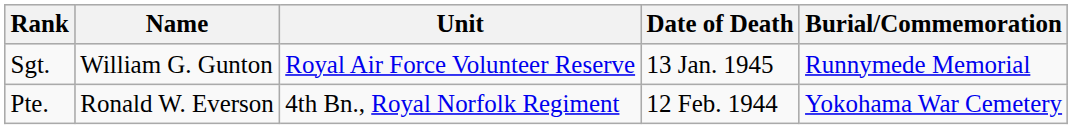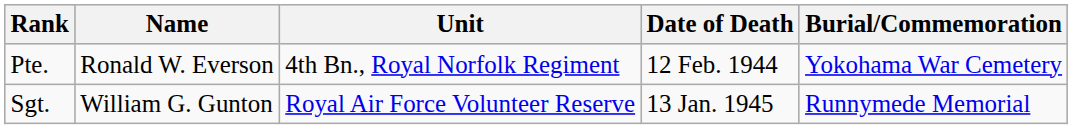rows swapped: (30, 63) <-> (30, 103)
